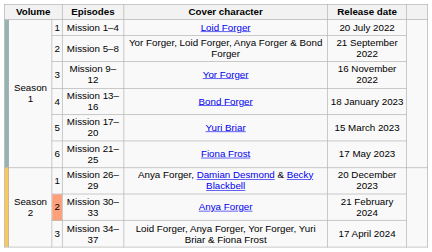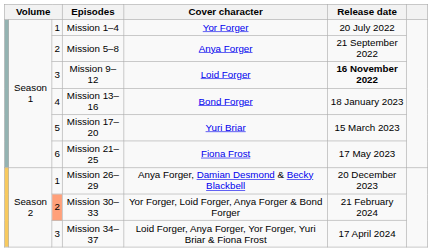(226, 27) Loid Forger -> (226, 27) Yor Forger
(226, 48) Yor Forger, Loid Forger, Anya Forger & Bond Forger -> (226, 48) Anya Forger
(226, 75) Yor Forger -> (226, 75) Loid Forger
(367, 75) normal -> (367, 75) bold
(226, 207) Anya Forger -> (226, 207) Yor Forger, Loid Forger, Anya Forger & Bond Forger
